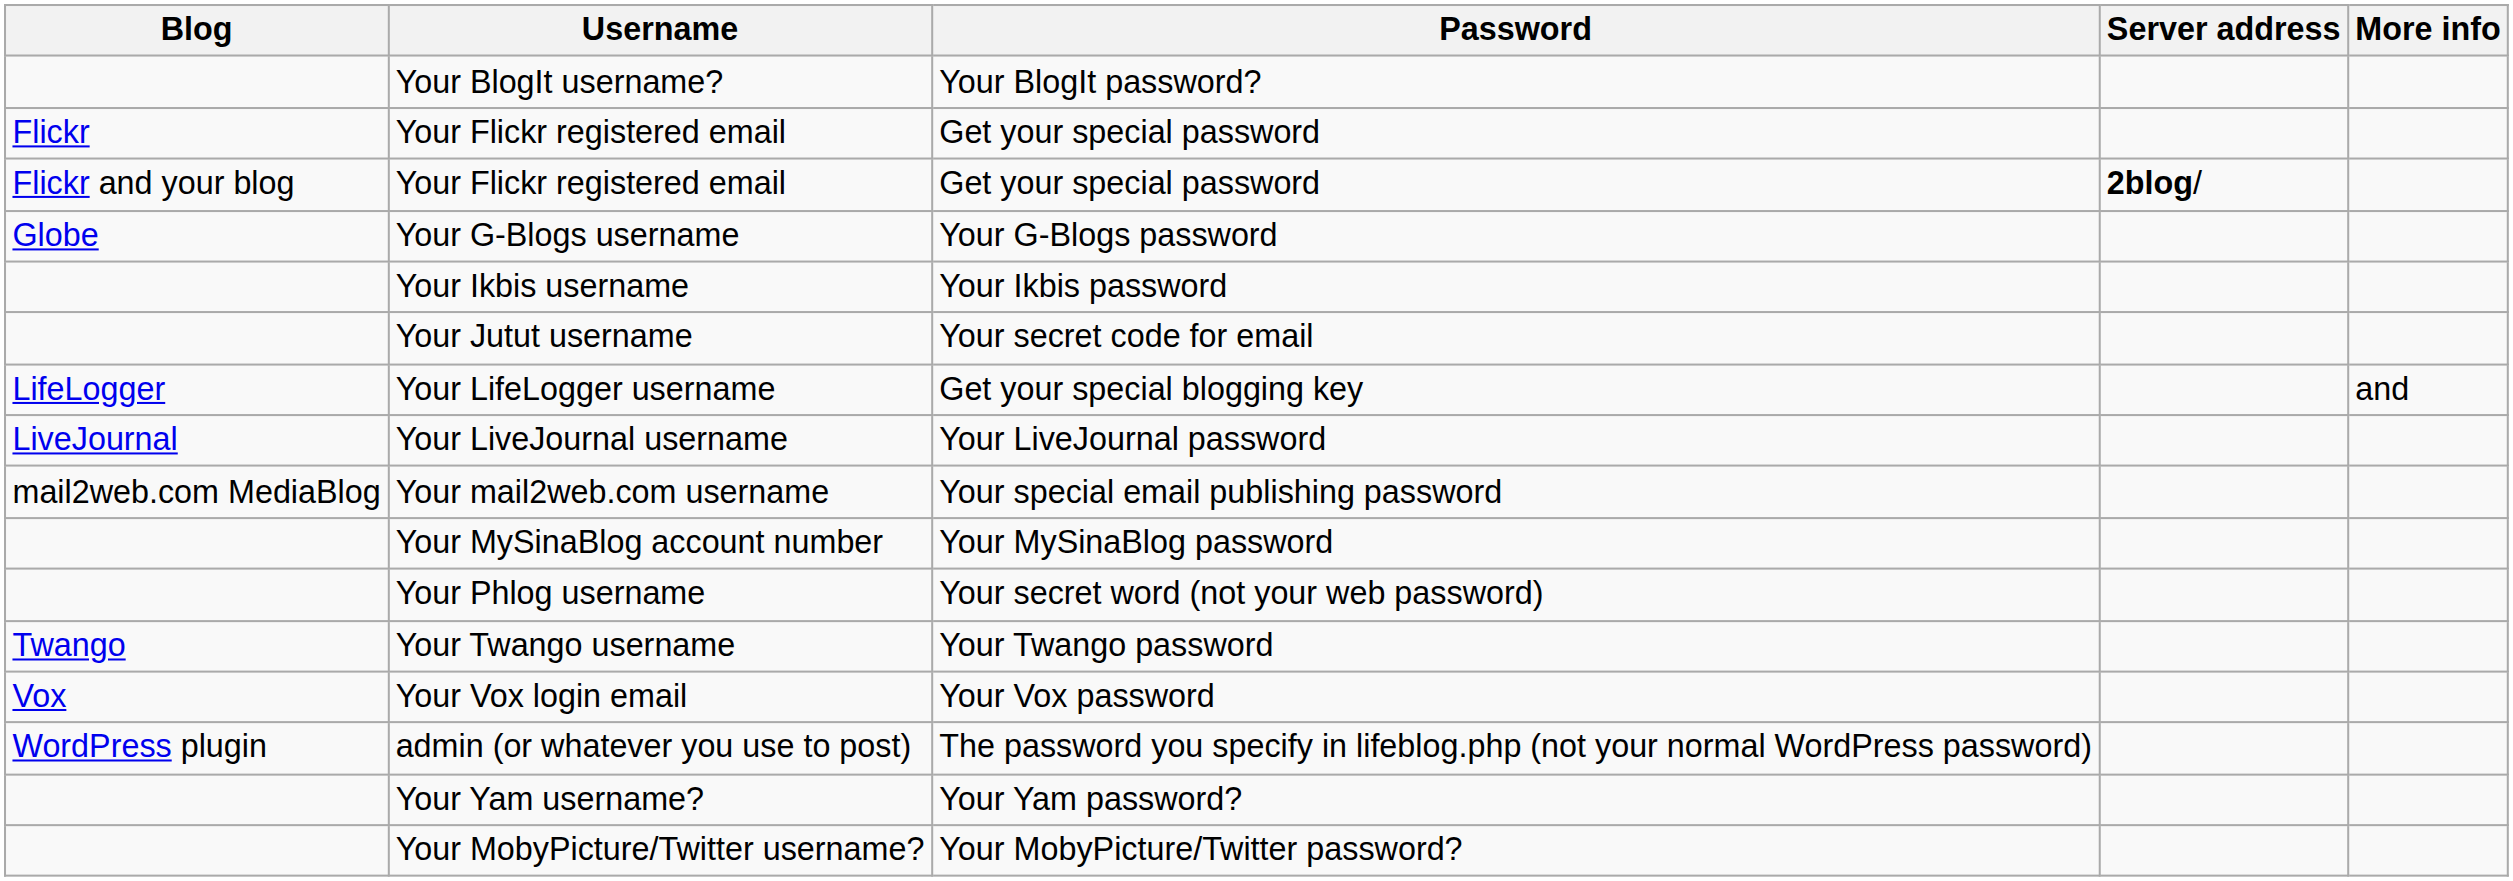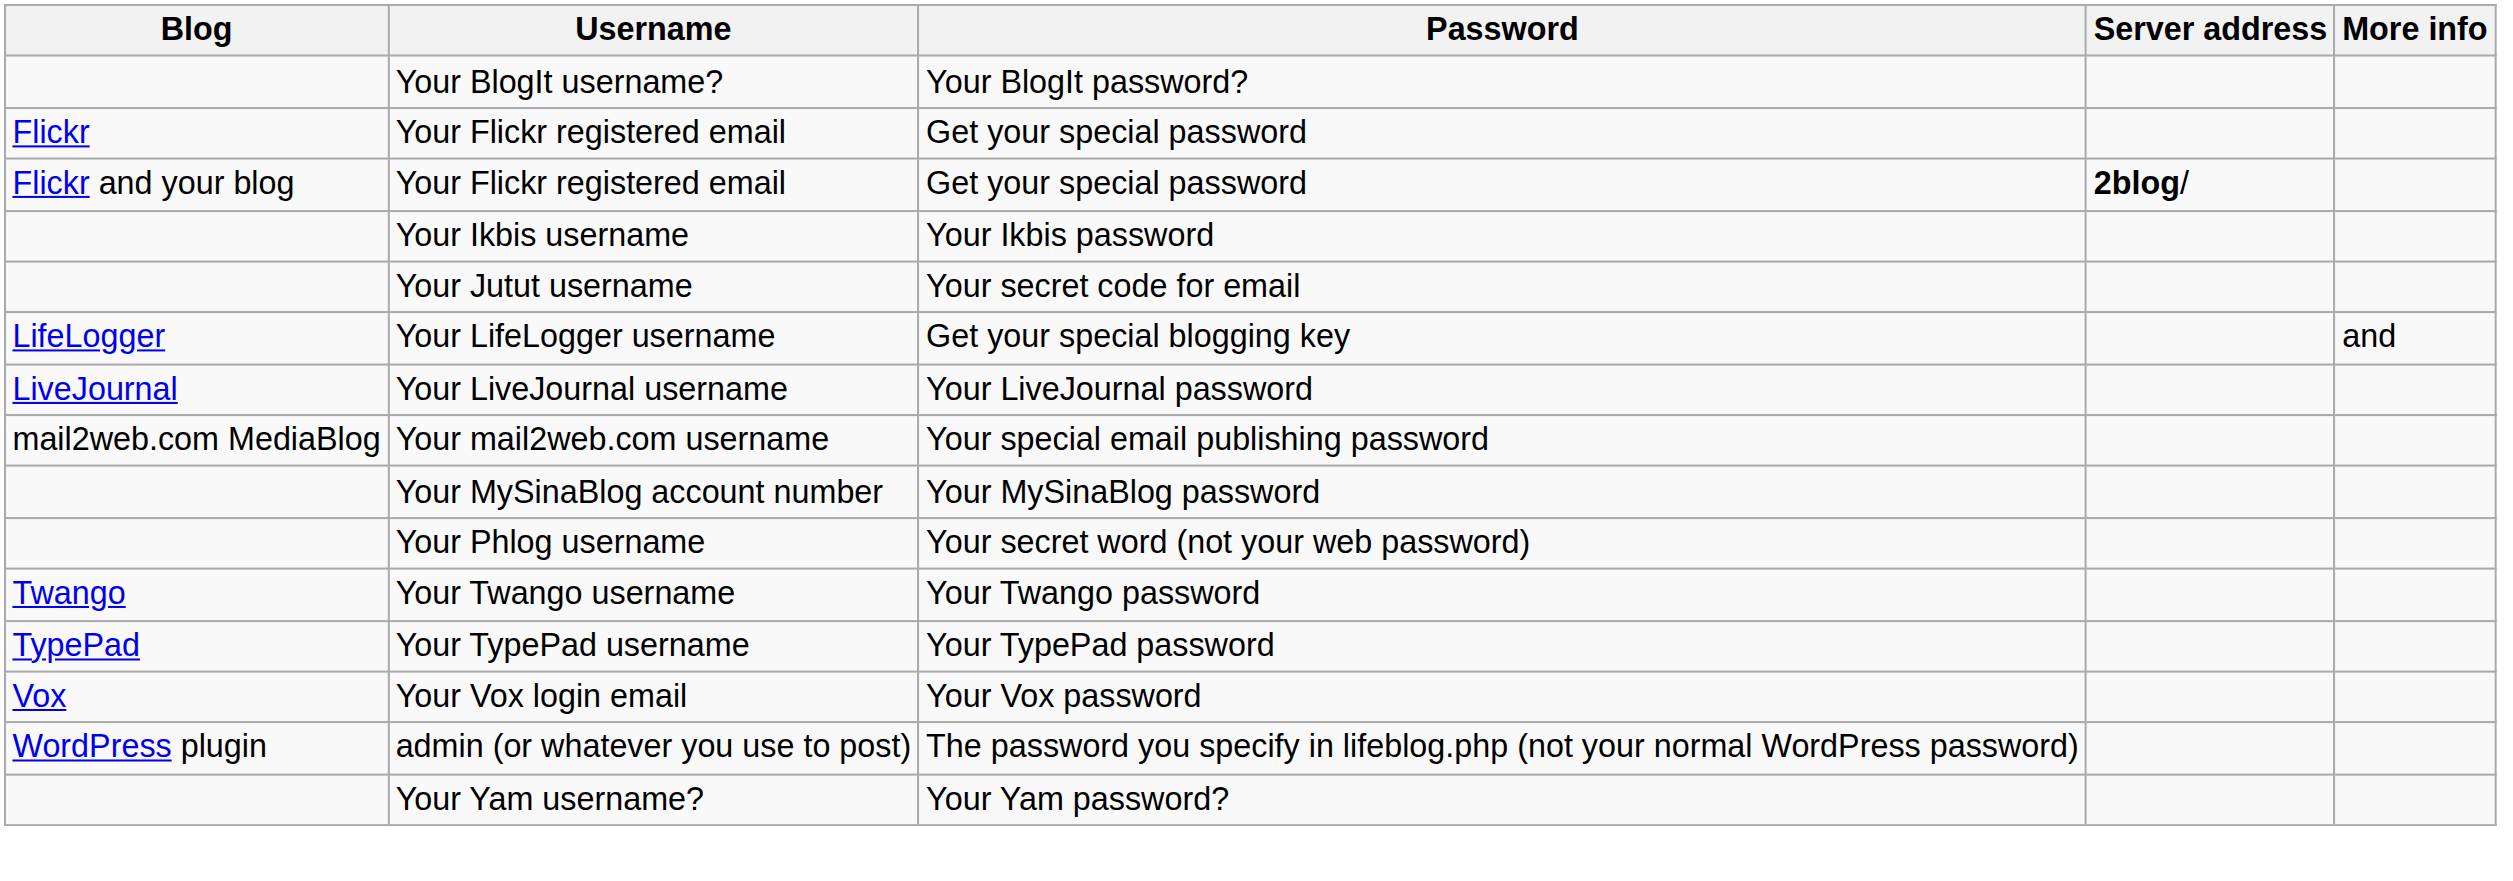- row: (56, 235)
+ row: (76, 645)
- row: (197, 851)
